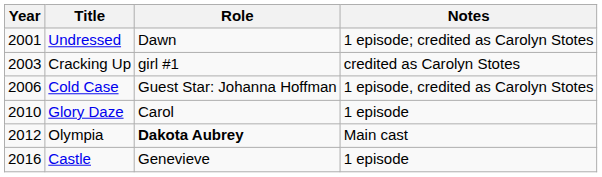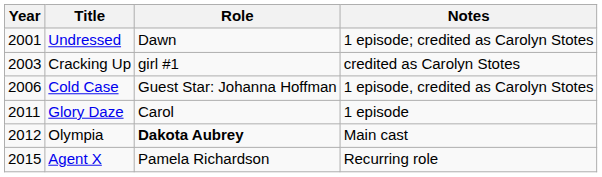(25, 111) 2010 -> (24, 111) 2011
+ row: (75, 159)
- row: (70, 159)
